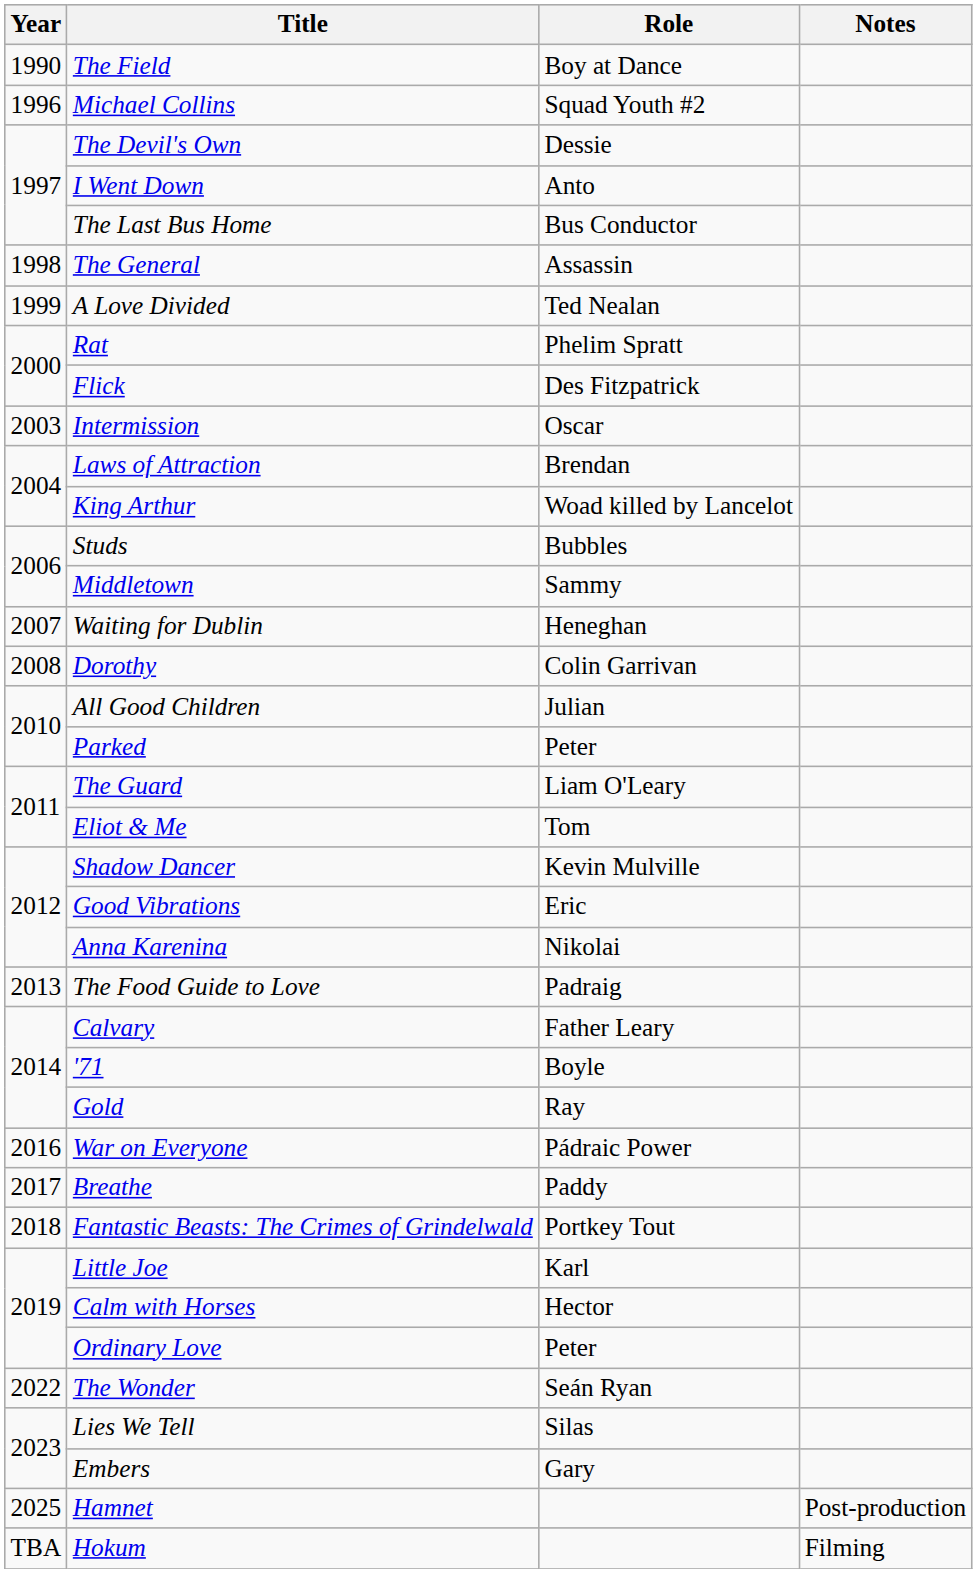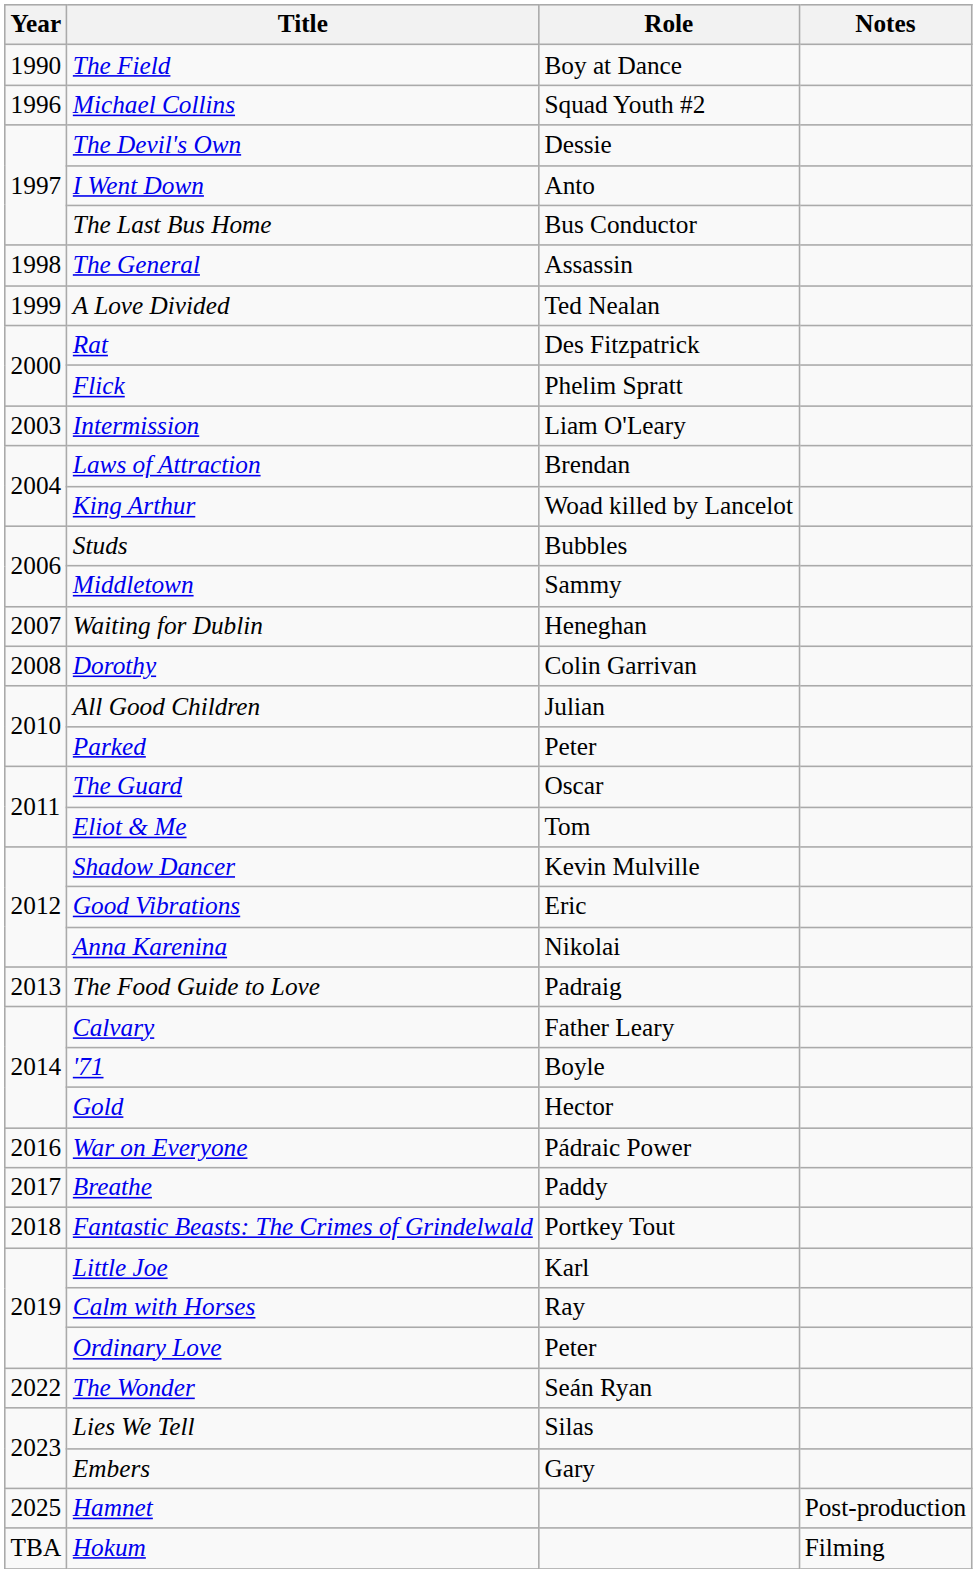(614, 345) Phelim Spratt -> (622, 345) Des Fitzpatrick
(622, 385) Des Fitzpatrick -> (614, 385) Phelim Spratt
(574, 425) Oscar -> (615, 425) Liam O'Leary
(615, 786) Liam O'Leary -> (574, 786) Oscar
(565, 1107) Ray -> (579, 1107) Hector
(579, 1307) Hector -> (565, 1307) Ray
